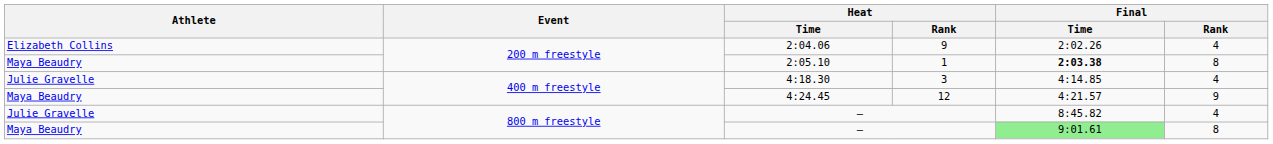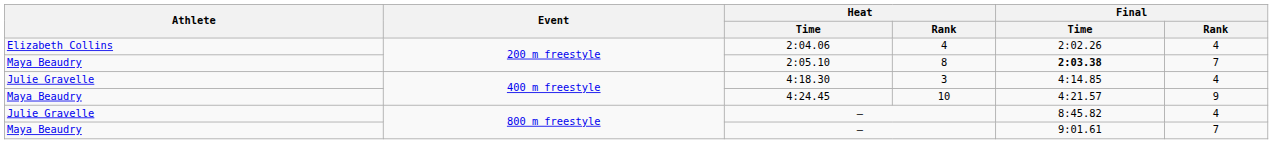(944, 47) 9 -> (944, 47) 4
(944, 63) 1 -> (944, 63) 8
(1216, 63) 8 -> (1216, 63) 7
(944, 97) 12 -> (944, 97) 10
(1080, 130) lightgreen background -> (1080, 130) no background
(1216, 130) 8 -> (1216, 130) 7
